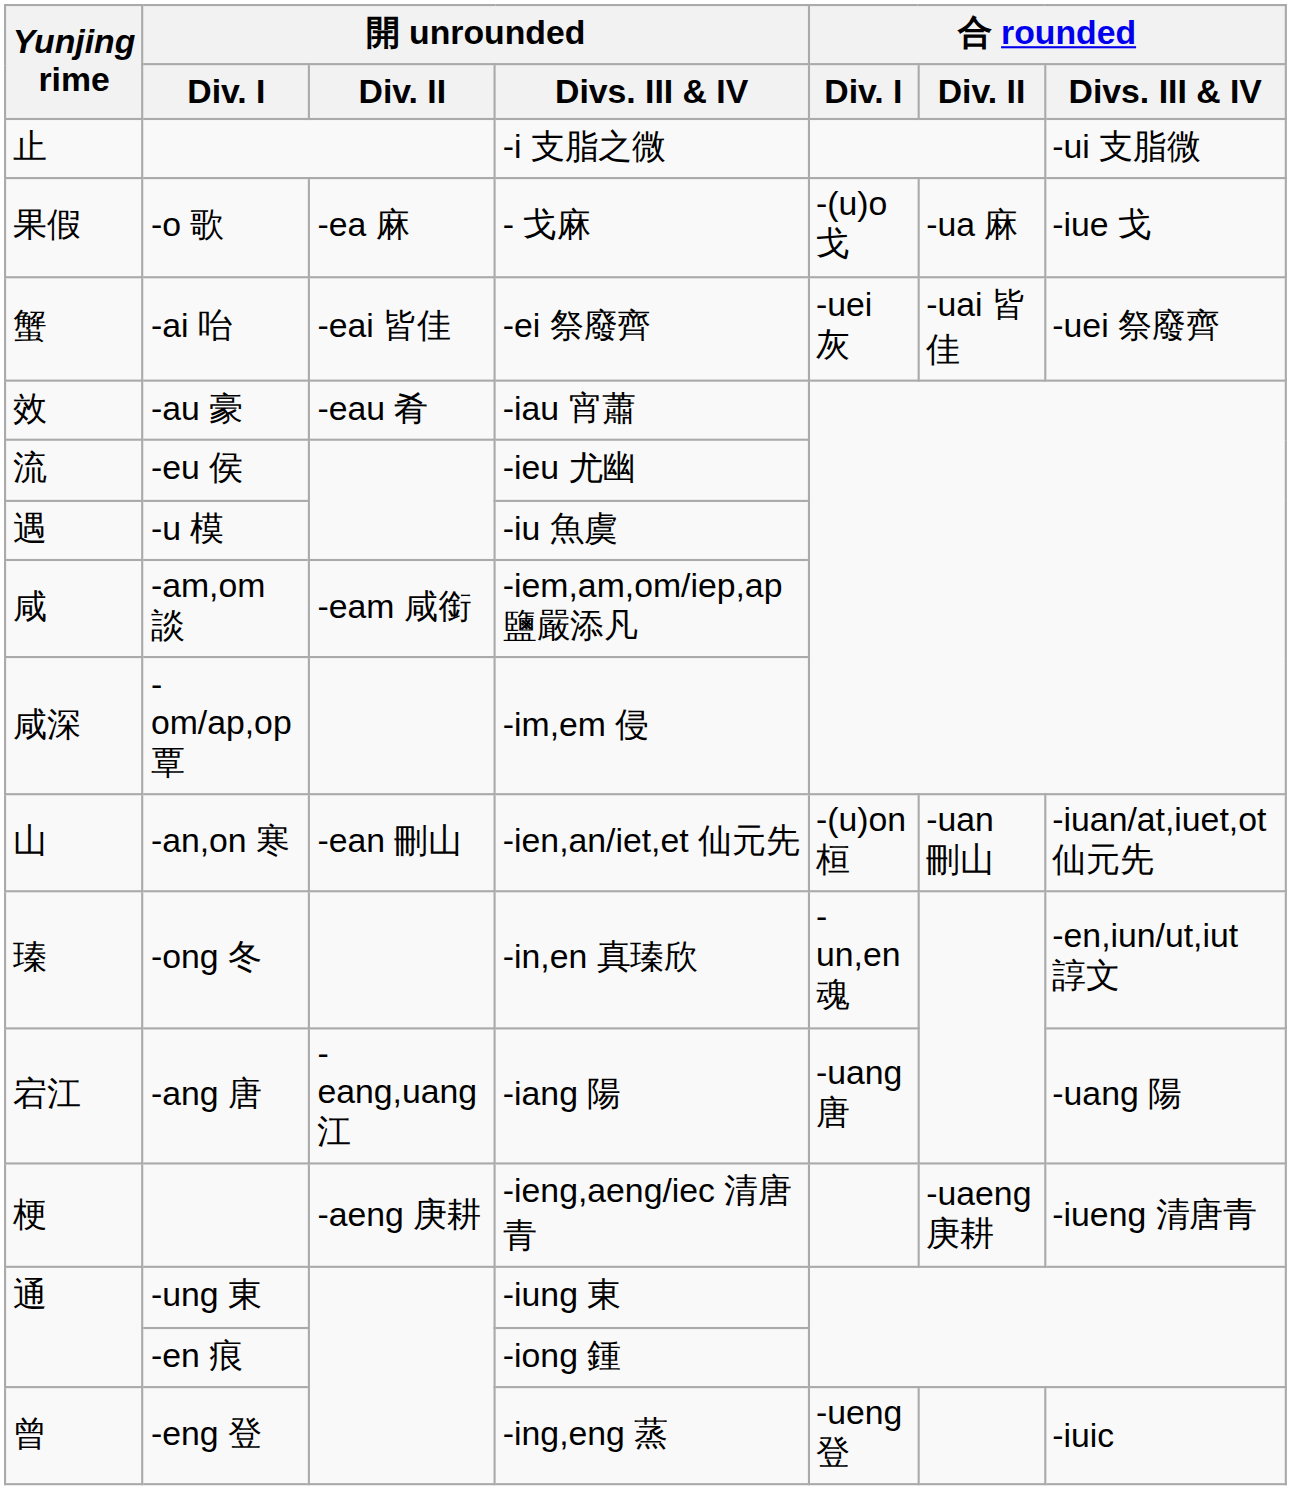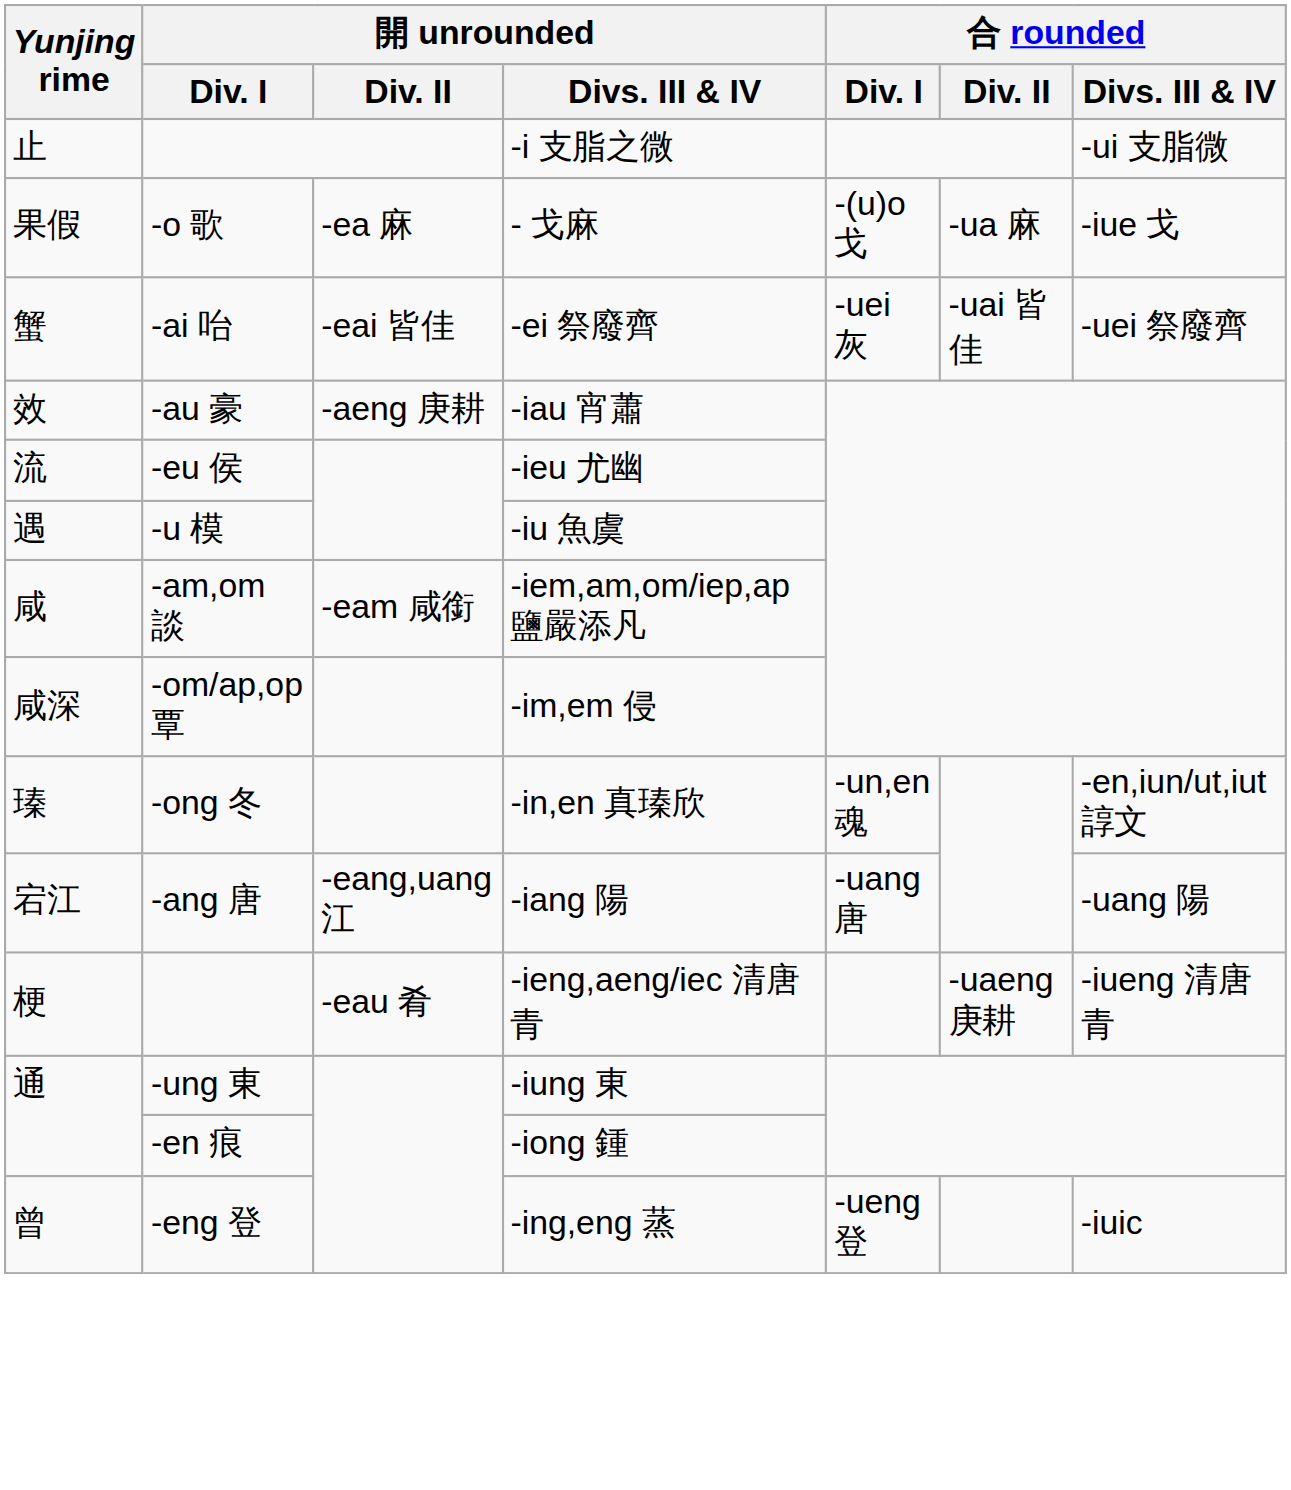(373, 408) -eau 肴 -> (403, 408) -aeng 庚耕
- row: (651, 840)
(399, 1213) -aeng 庚耕 -> (377, 1001) -eau 肴
